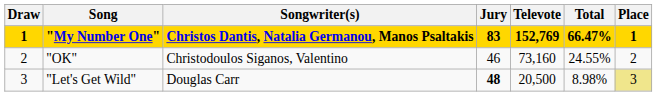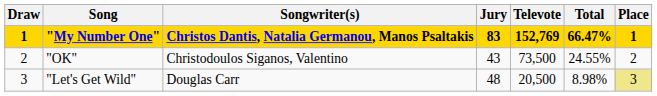(493, 58) 46 -> (493, 58) 43
(537, 58) 73,160 -> (537, 58) 73,500
(493, 79) bold -> (493, 79) normal
